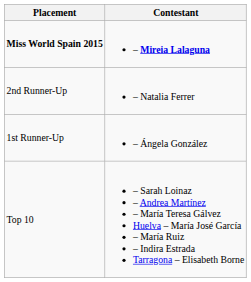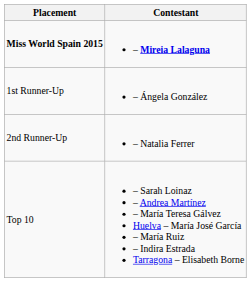rows swapped: (35, 138) <-> (37, 91)
